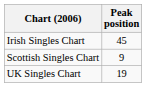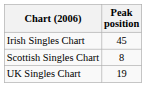(122, 57) 9 -> (122, 57) 8
